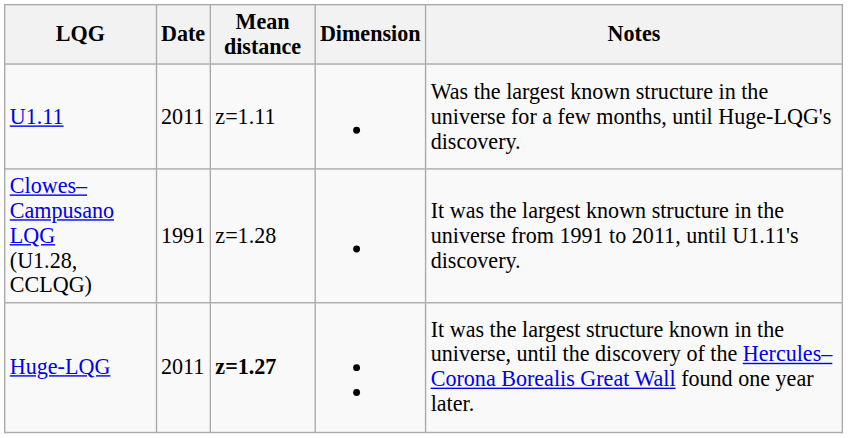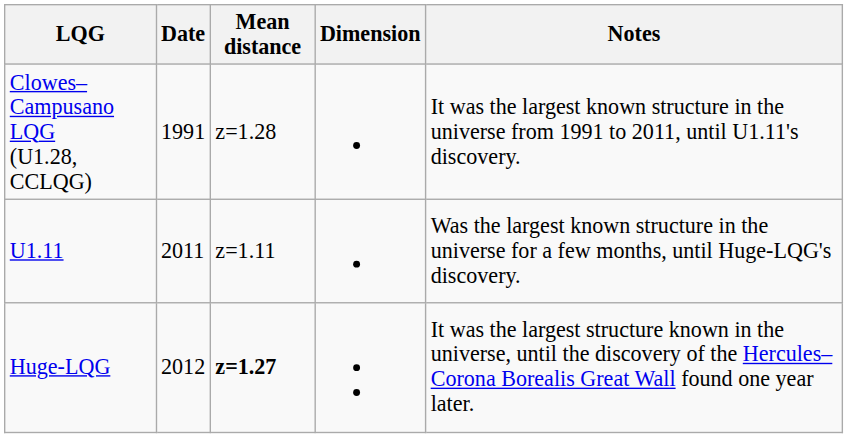rows swapped: (62, 235) <-> (37, 116)
(183, 367) 2011 -> (183, 367) 2012
